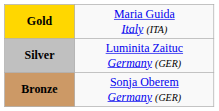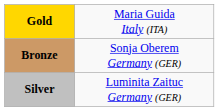rows swapped: (39, 55) <-> (39, 89)
